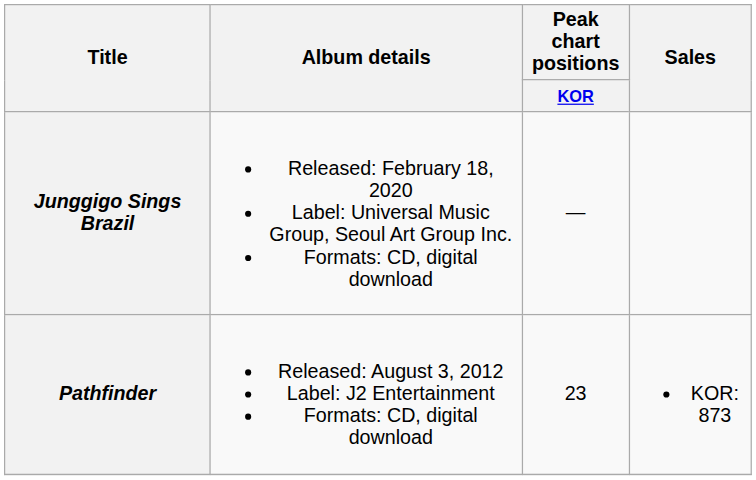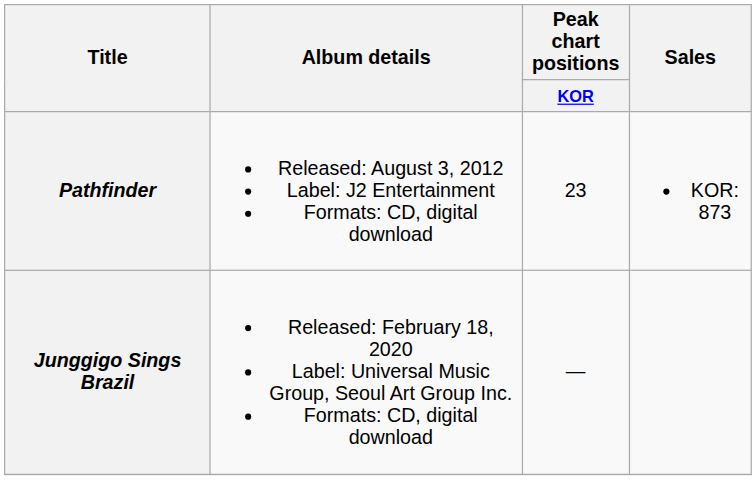rows swapped: (108, 394) <-> (108, 212)
